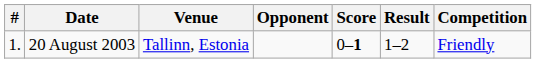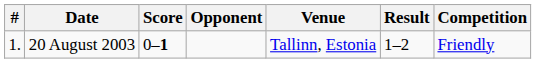columns swapped: (196, 17) <-> (356, 17)
